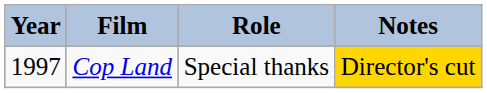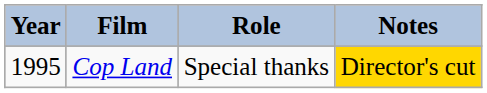(36, 66) 1997 -> (36, 66) 1995
